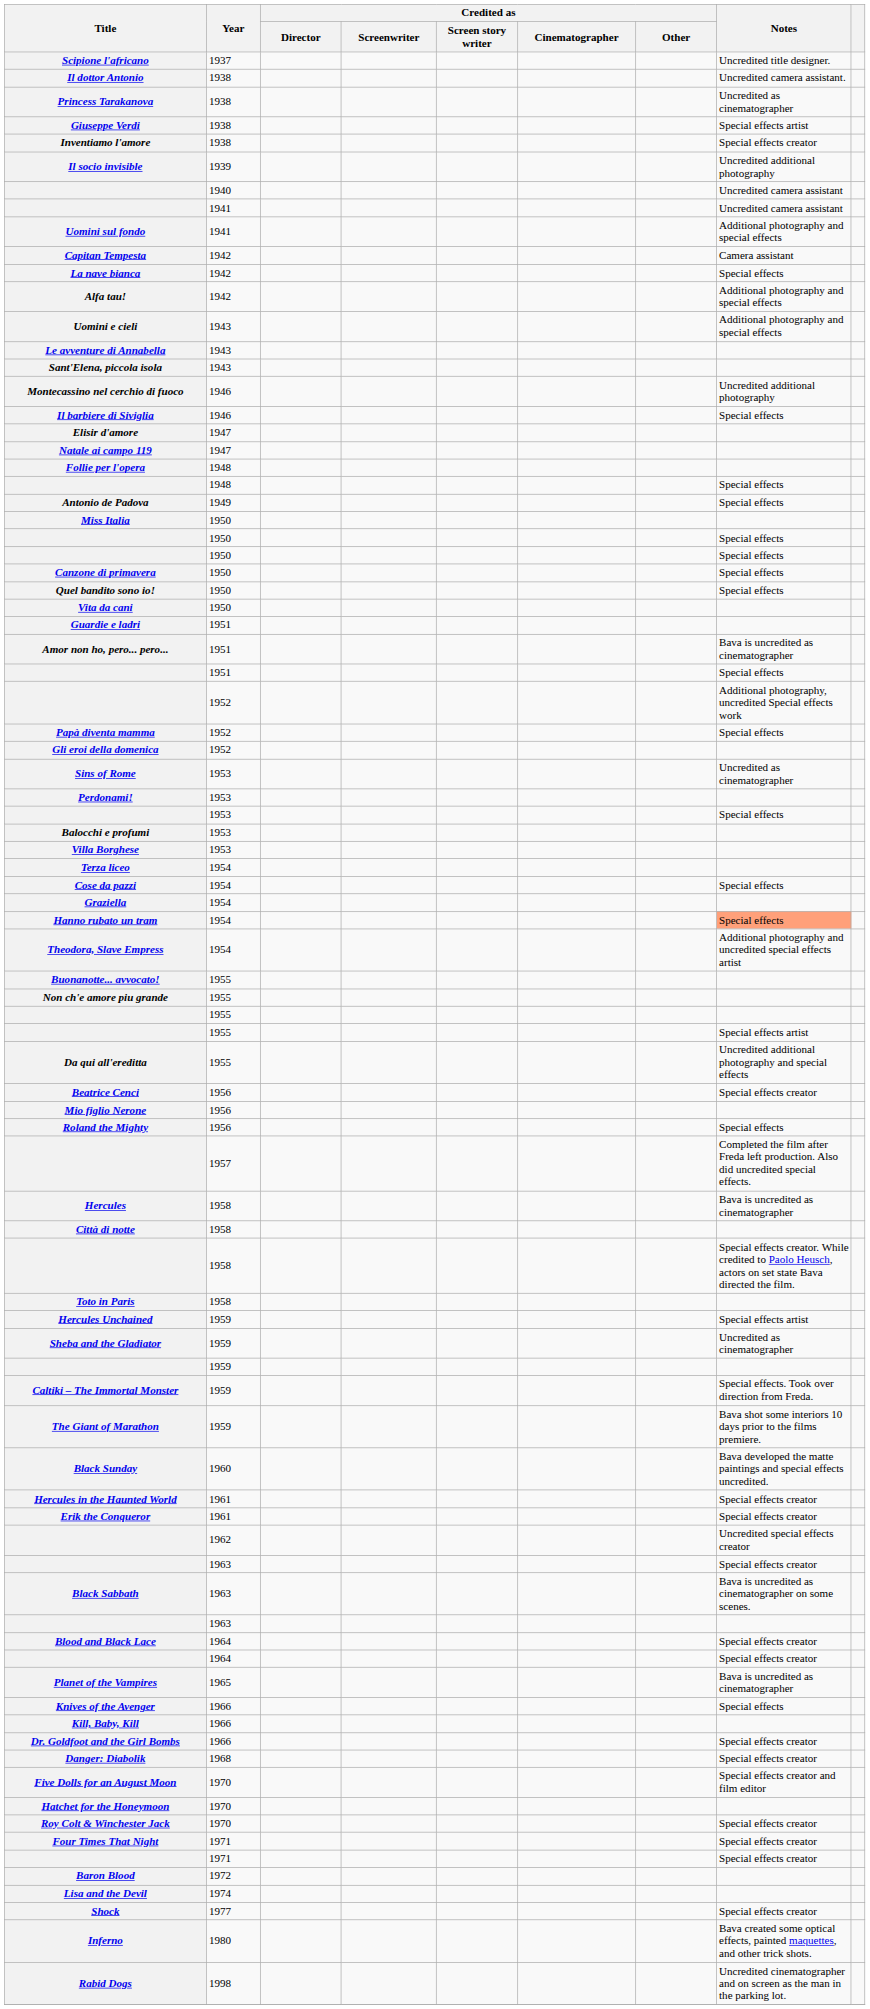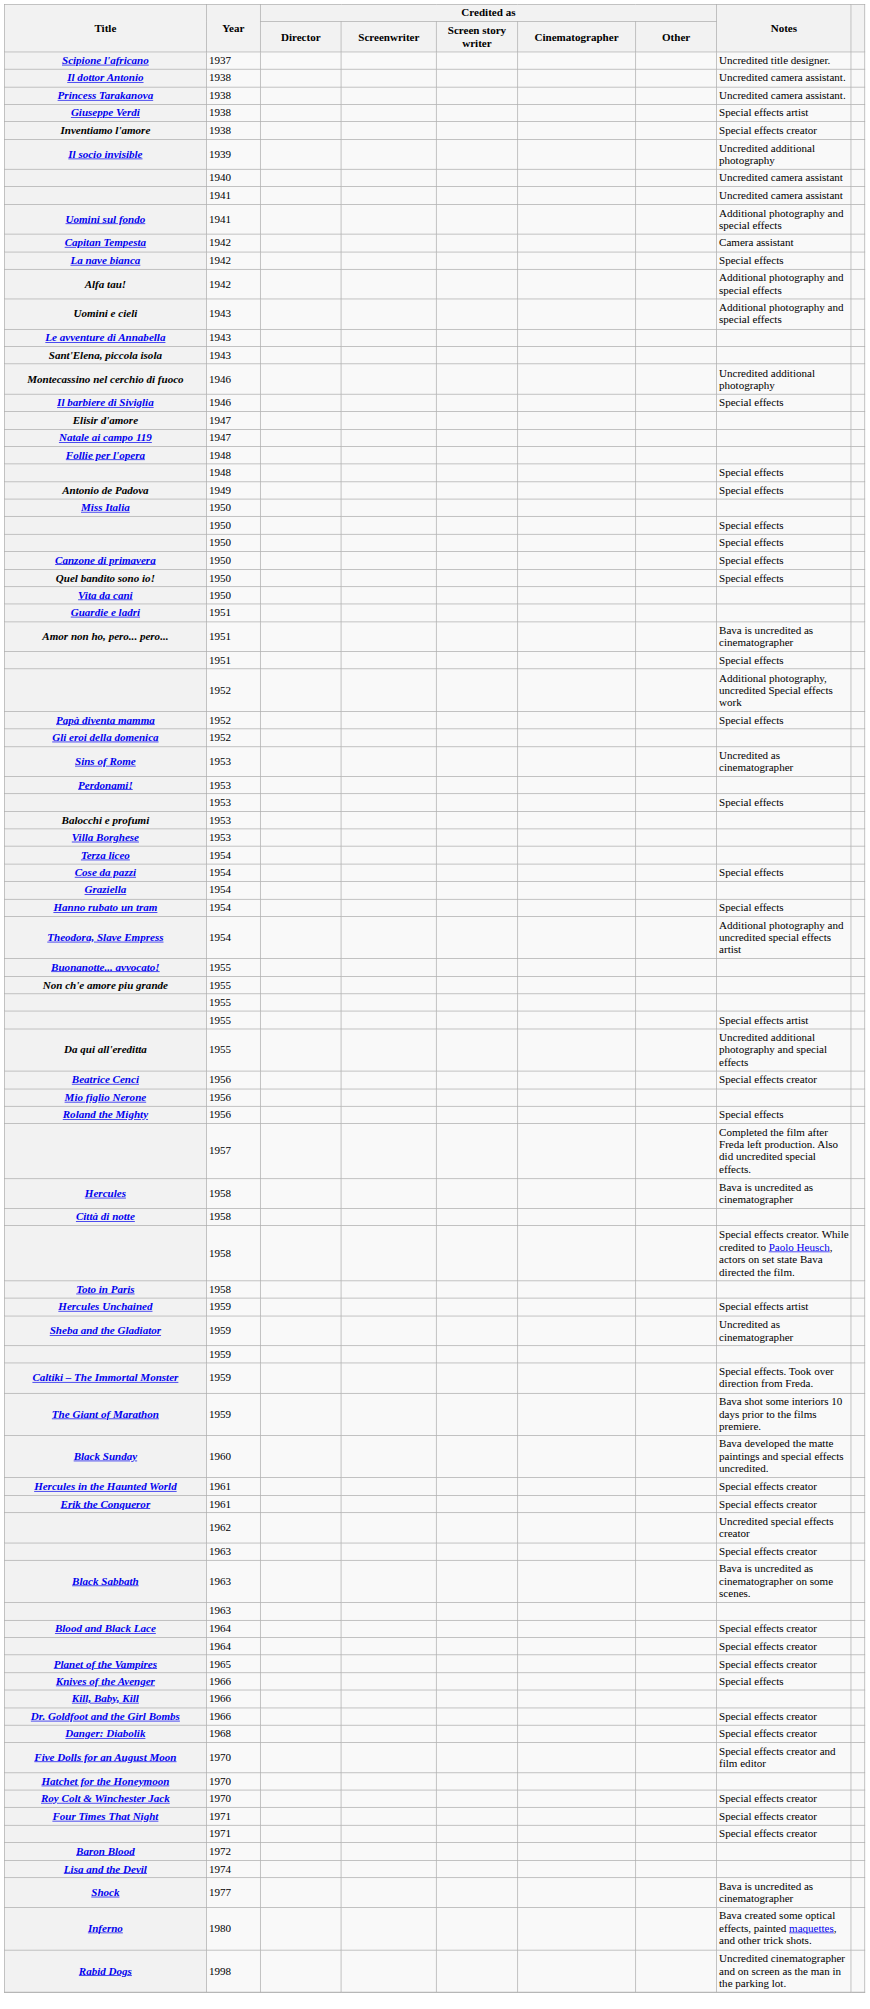(756, 101) Uncredited as cinematographer -> (782, 95) Uncredited camera assistant.
(751, 920) lightsalmon background -> (751, 907) no background
(766, 1682) Bava is uncredited as cinematographer -> (768, 1663) Special effects creator
(768, 1911) Special effects creator -> (766, 1892) Bava is uncredited as cinematographer
